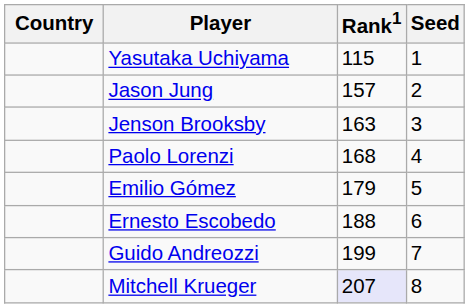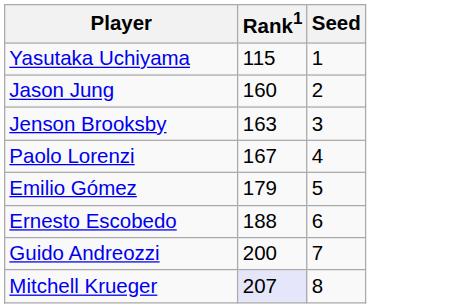- column: (54, 23)
(359, 91) 157 -> (260, 91) 160
(359, 156) 168 -> (260, 156) 167
(359, 253) 199 -> (260, 253) 200
